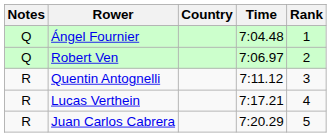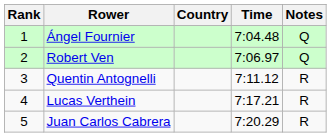columns swapped: (306, 15) <-> (26, 15)
